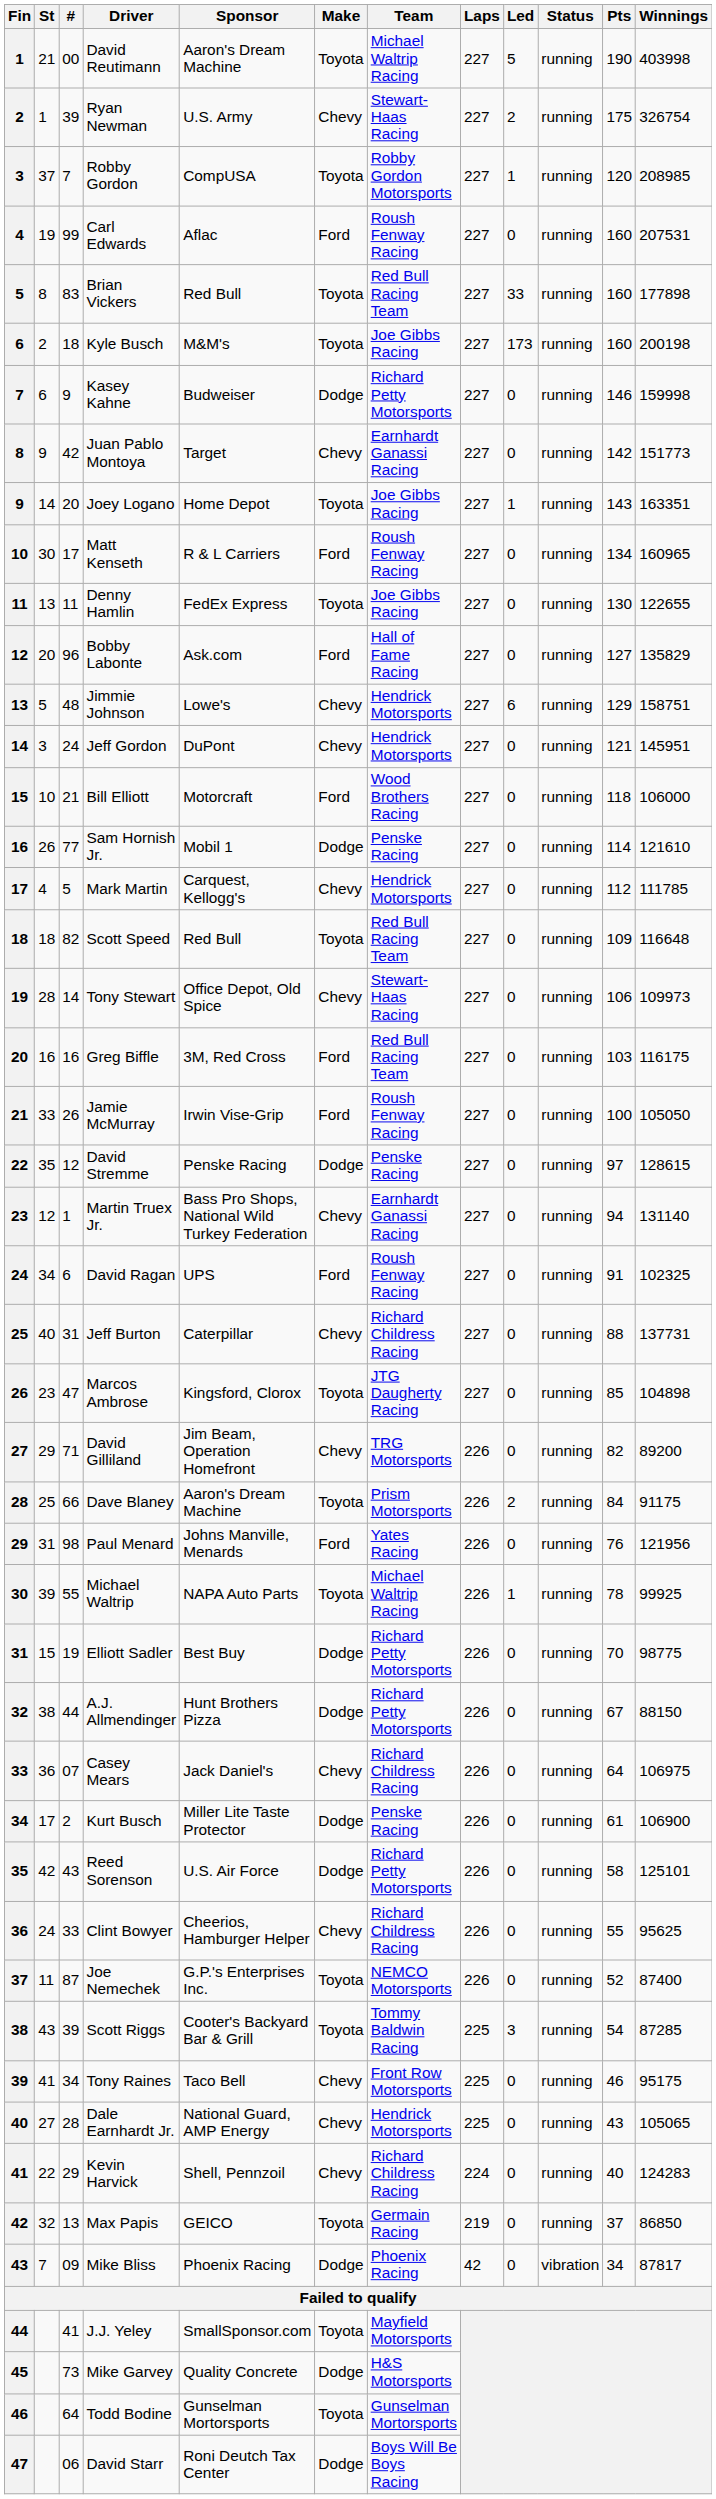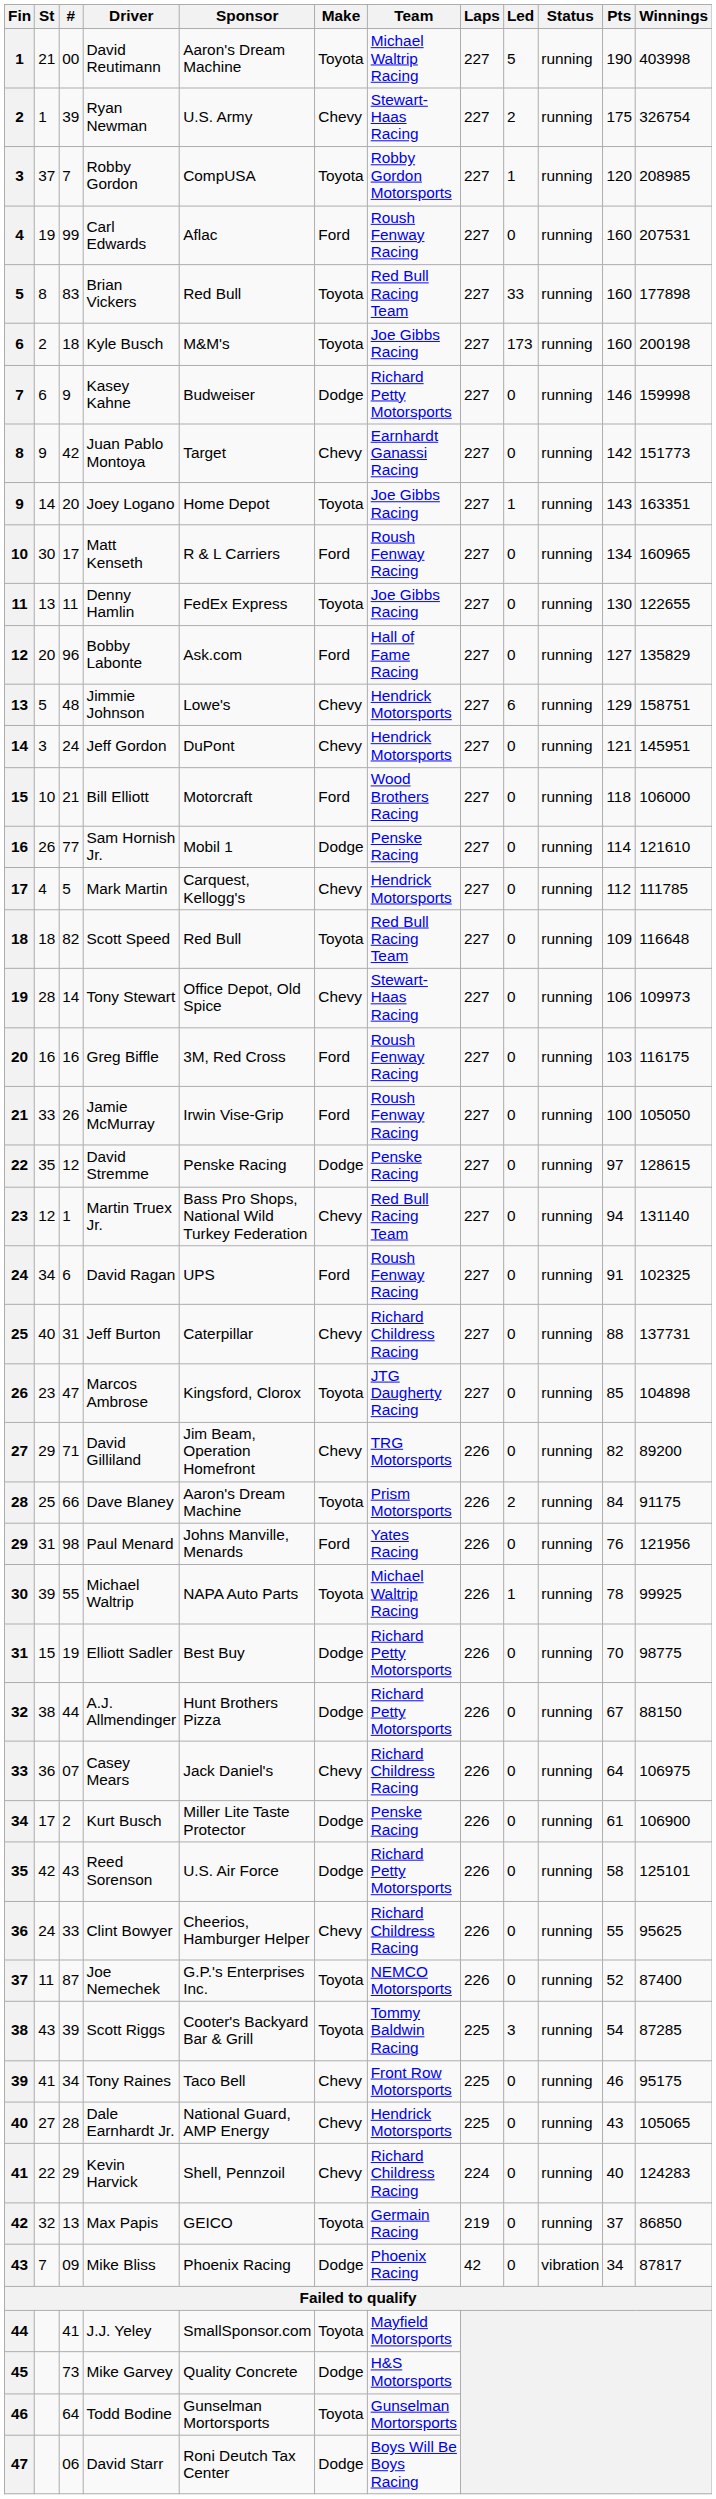(400, 1056) Red Bull Racing Team -> (398, 1056) Roush Fenway Racing
(404, 1216) Earnhardt Ganassi Racing -> (400, 1216) Red Bull Racing Team
